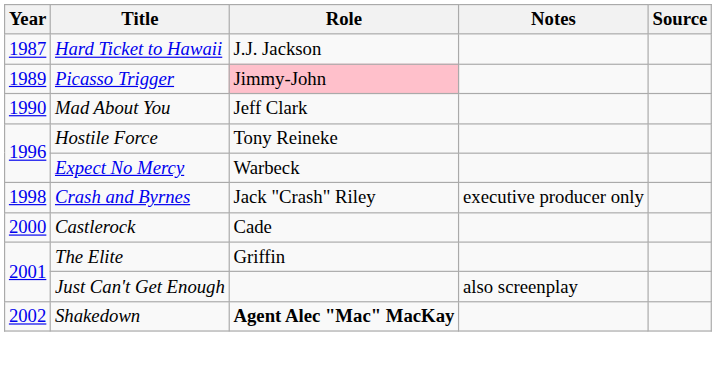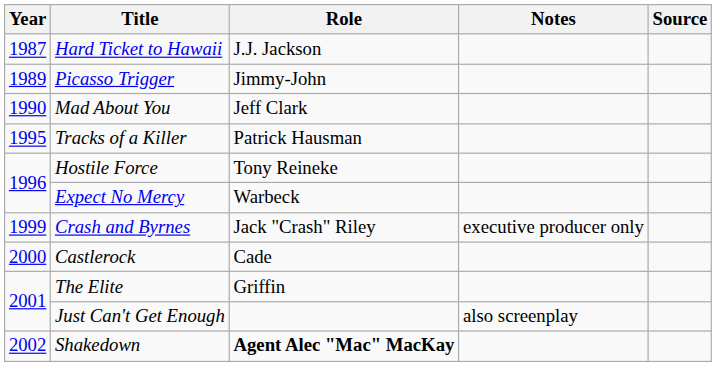(280, 78) pink background -> (280, 78) no background
+ row: (121, 138)
(28, 197) 1998 -> (28, 227) 1999
